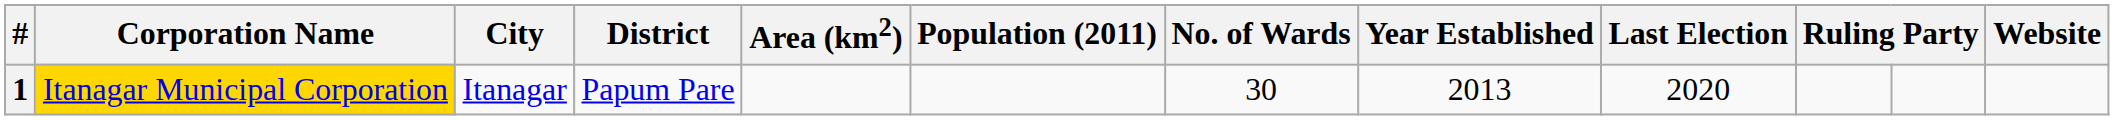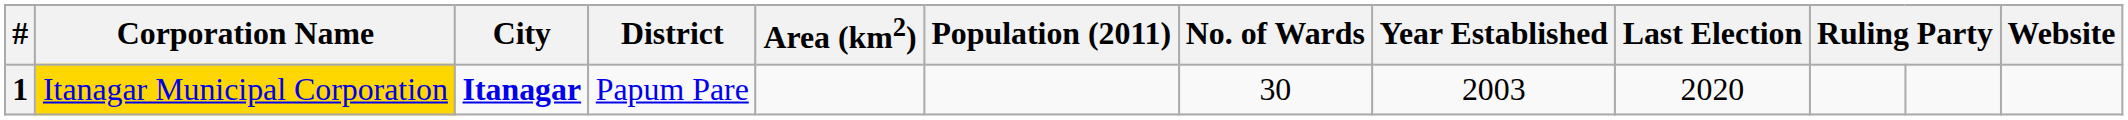(515, 88) normal -> (522, 88) bold
(1479, 88) 2013 -> (1494, 88) 2003
